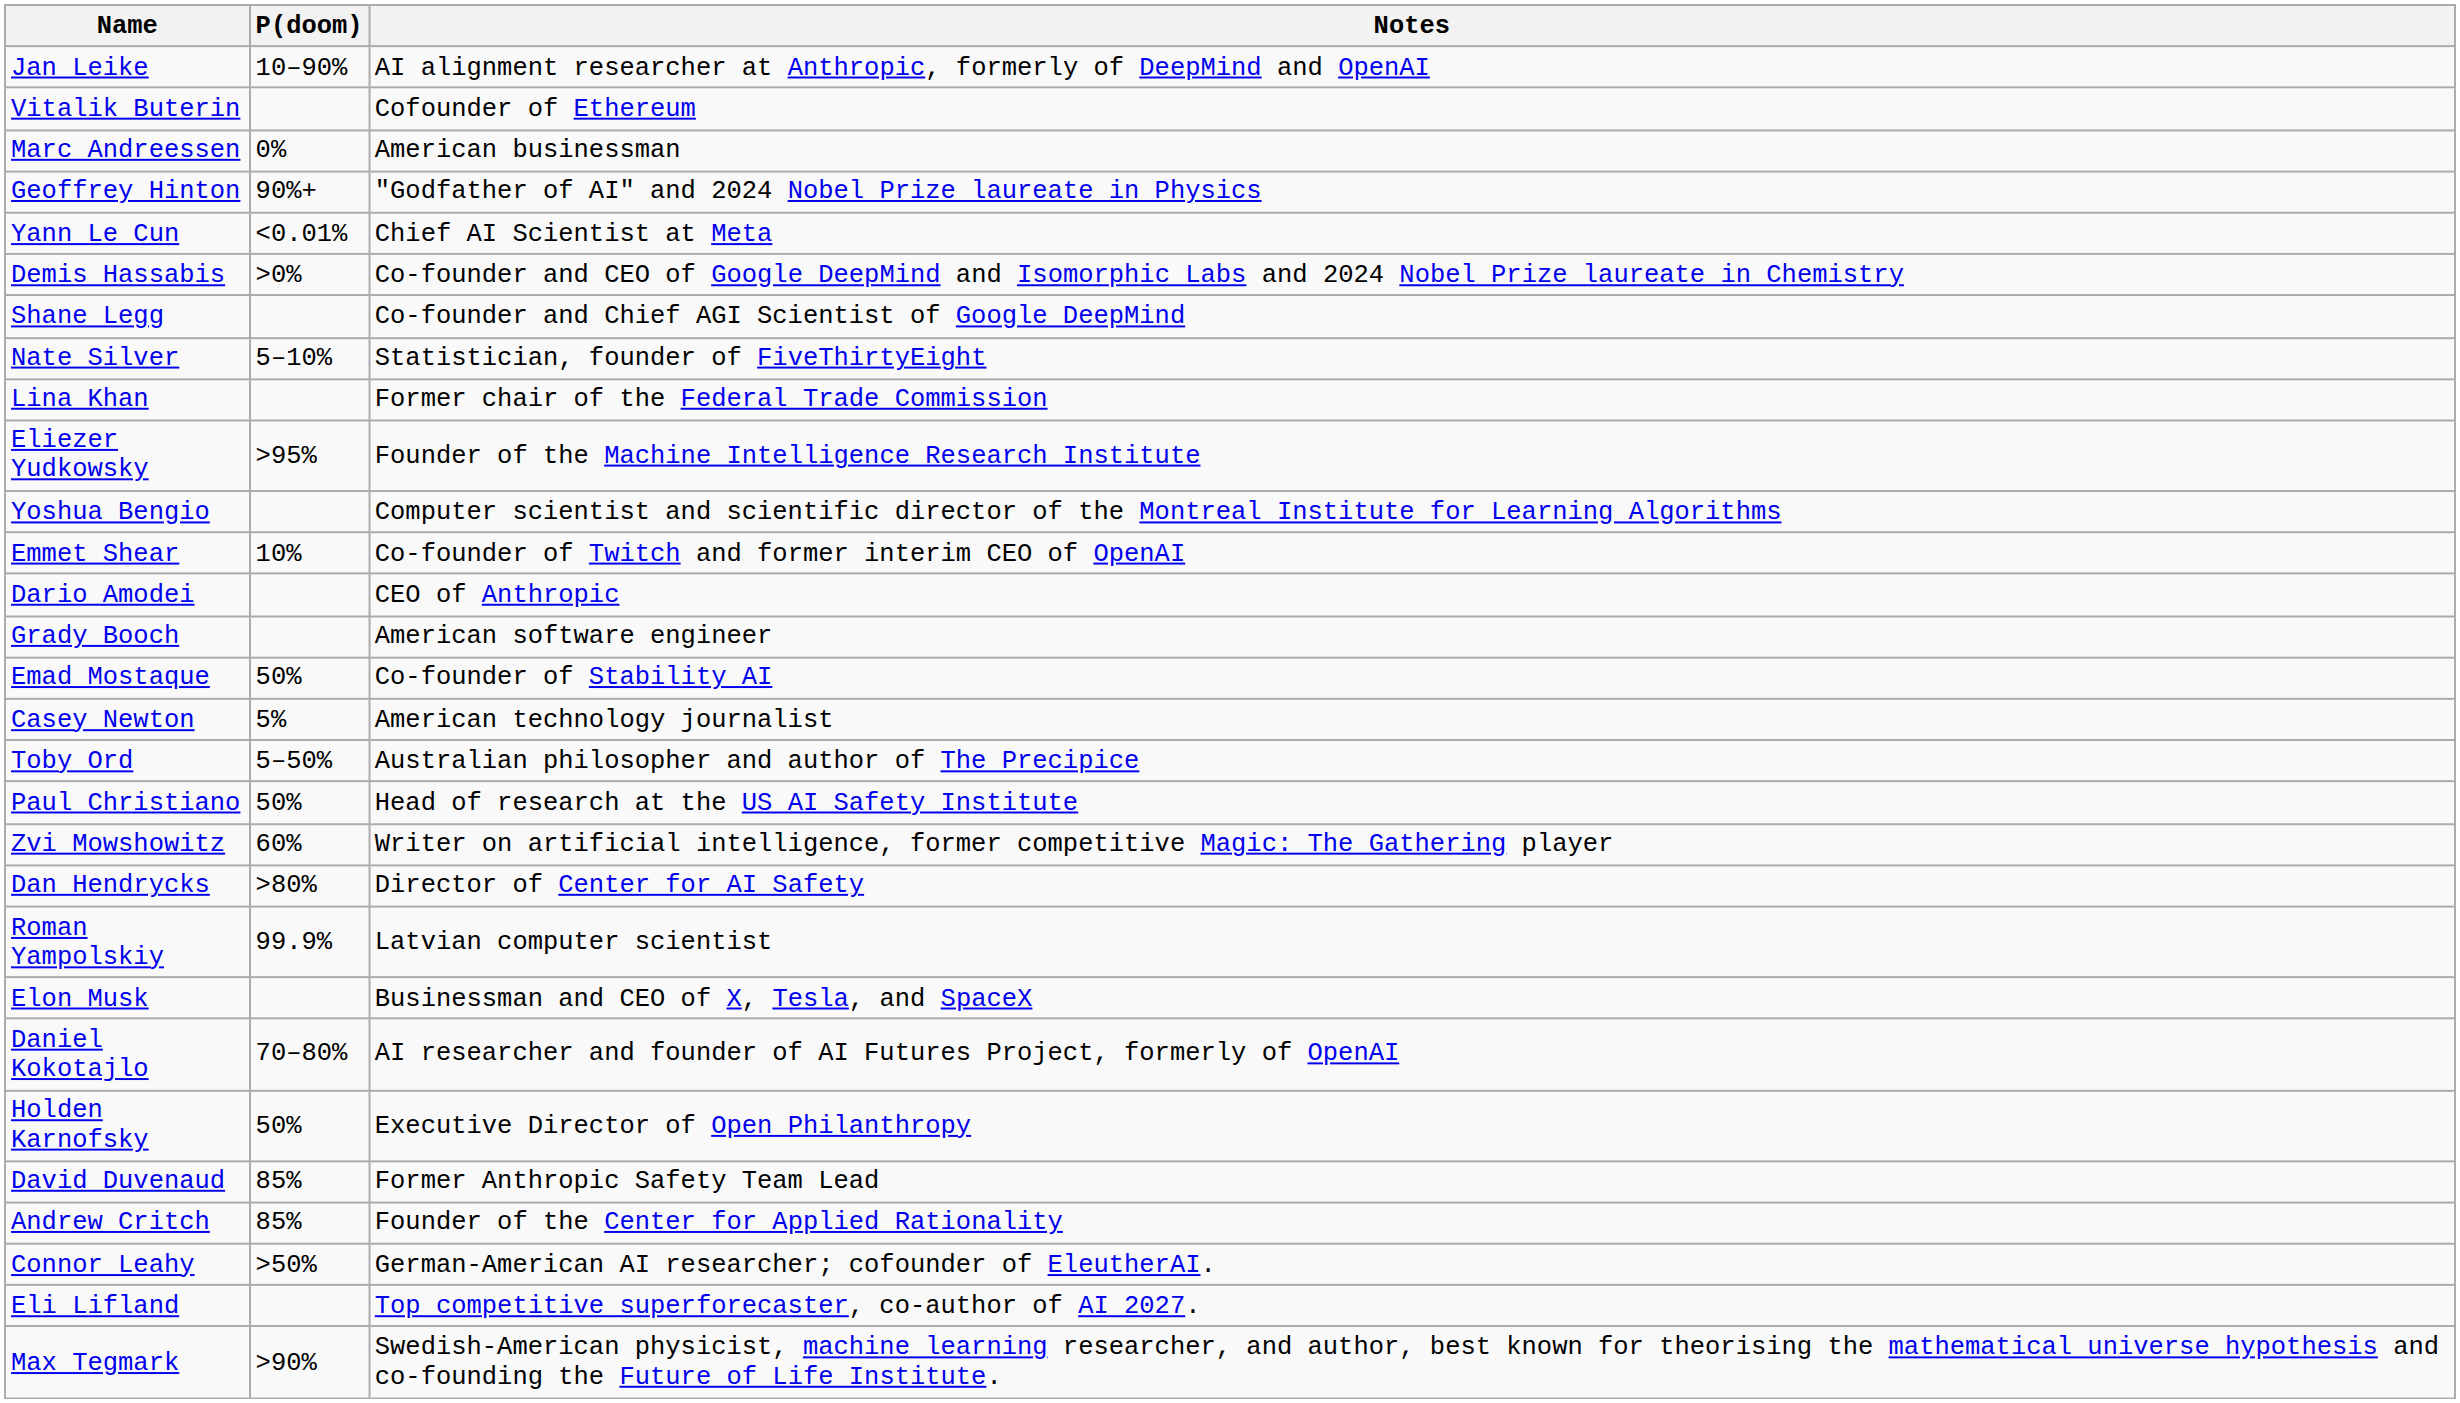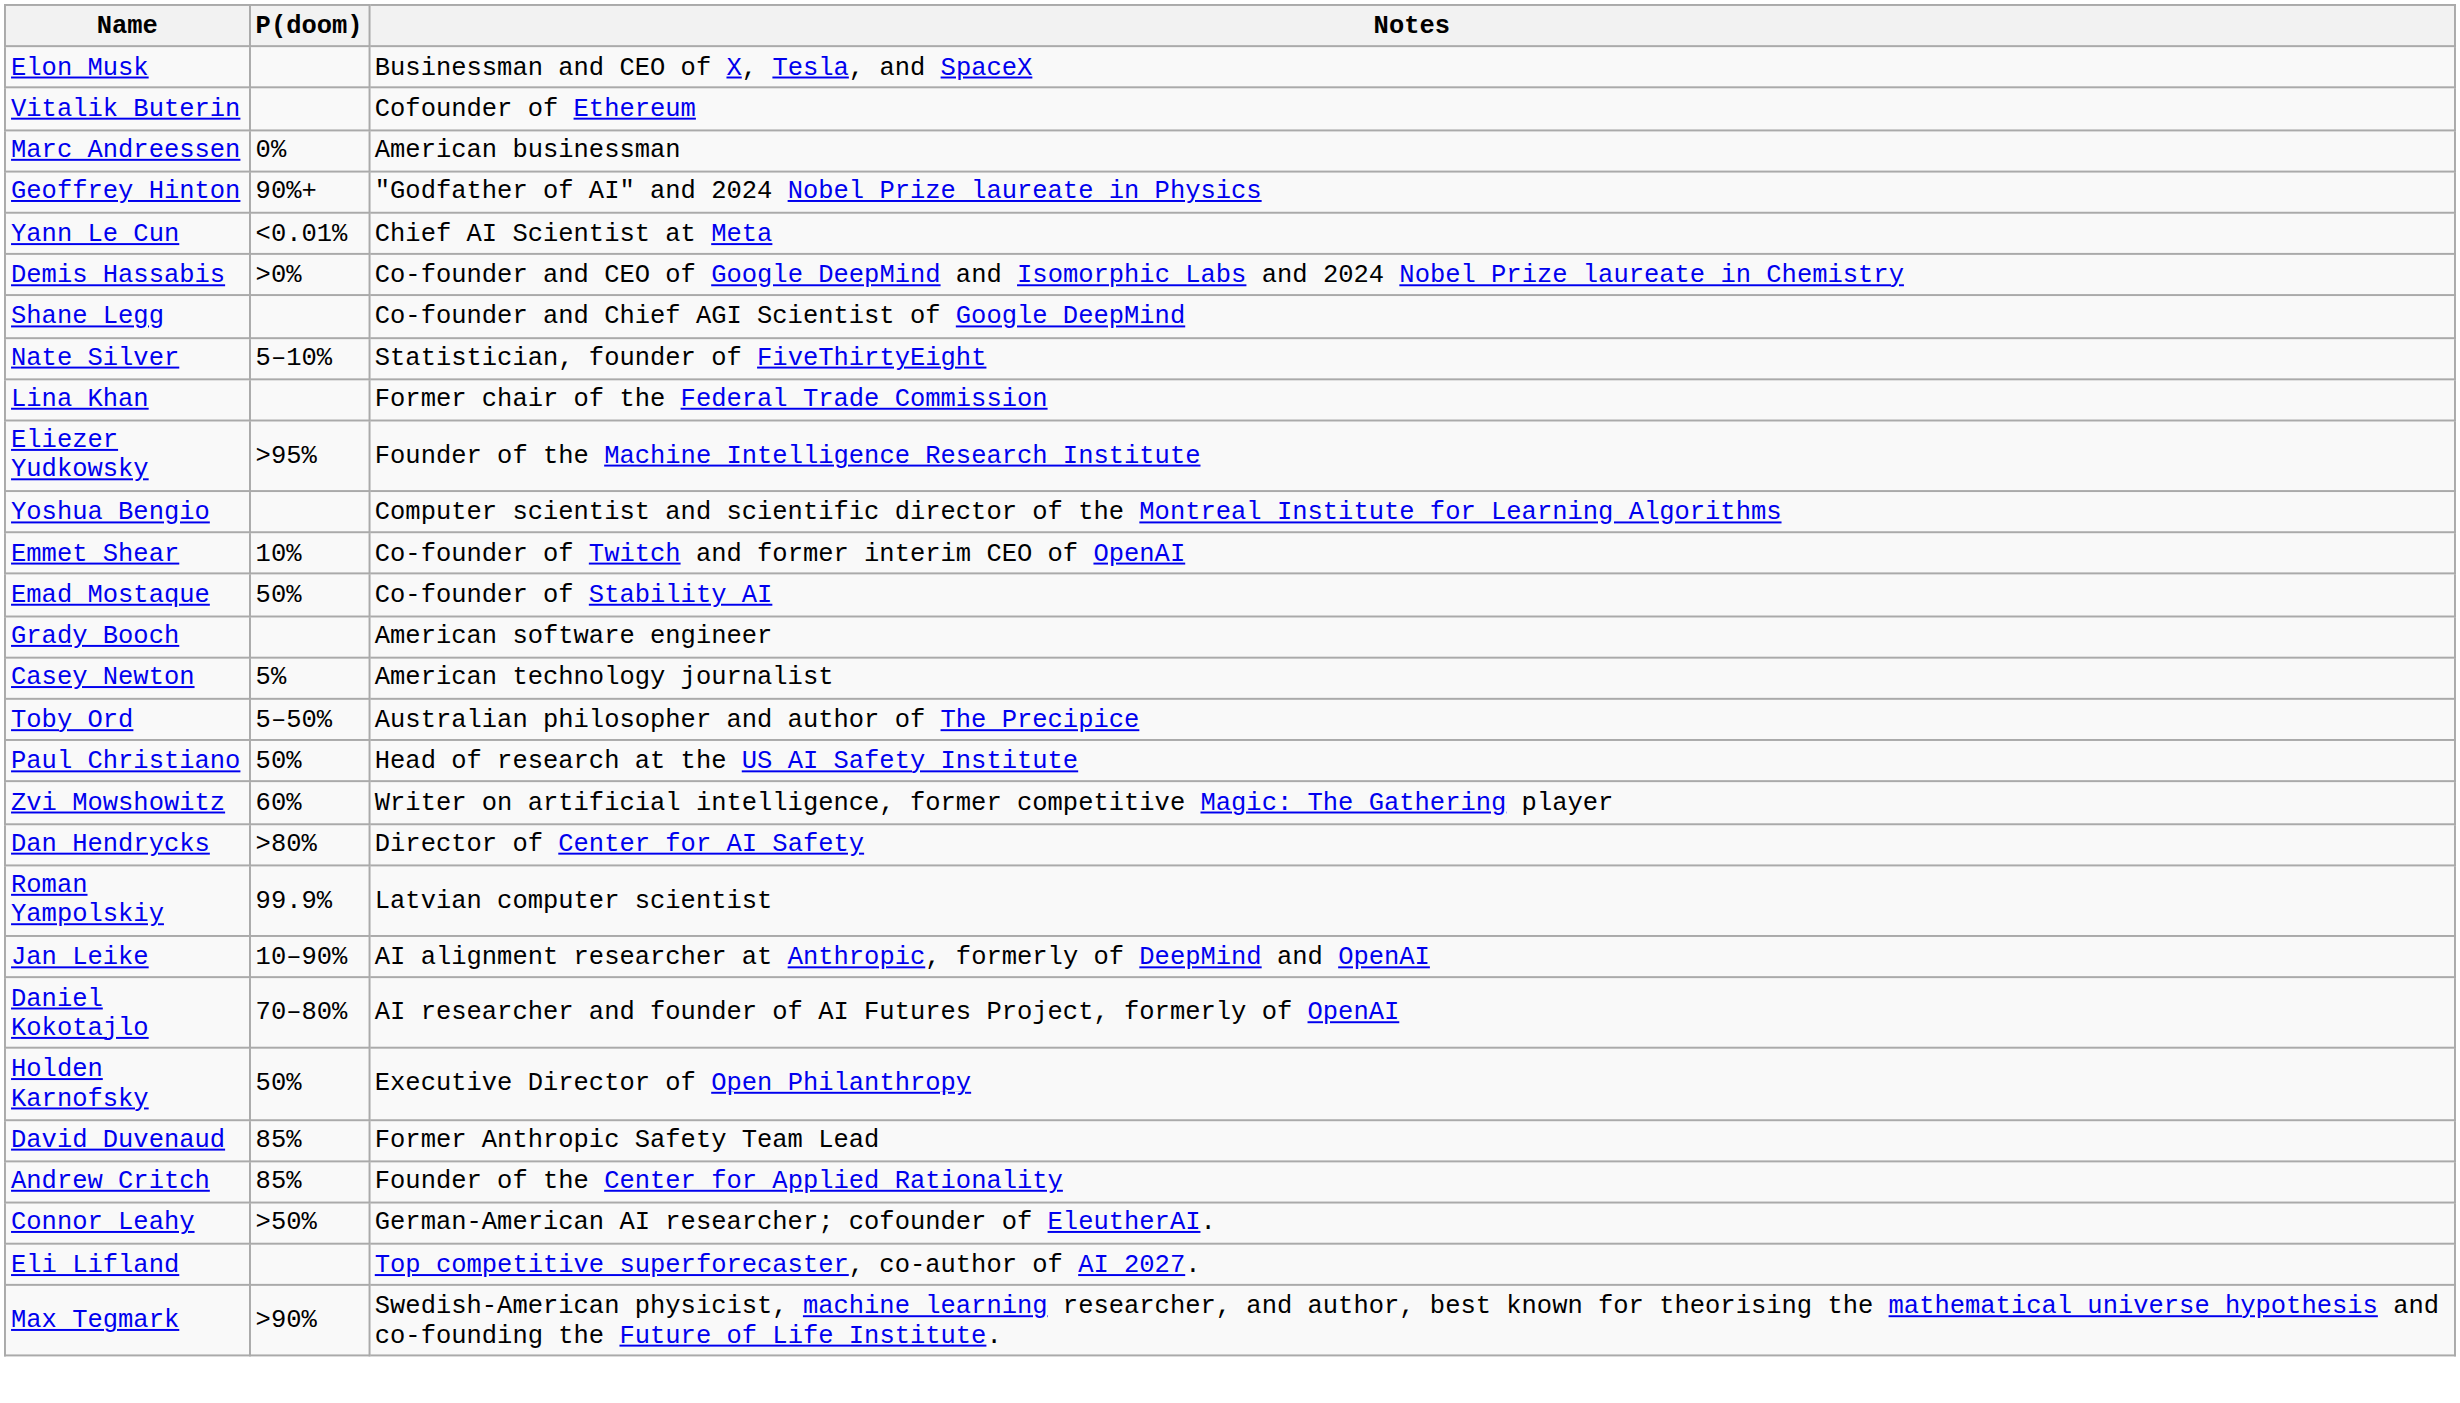rows swapped: (80, 998) <-> (80, 67)
- row: (103, 595)
rows swapped: (110, 678) <-> (95, 637)
